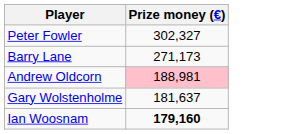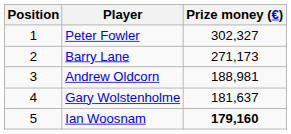+ column: (33, 14)
(177, 77) pink background -> (235, 77) no background
